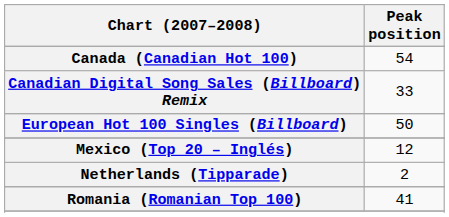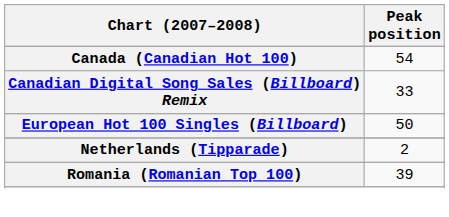- row: (185, 150)
(405, 199) 41 -> (405, 175) 39
